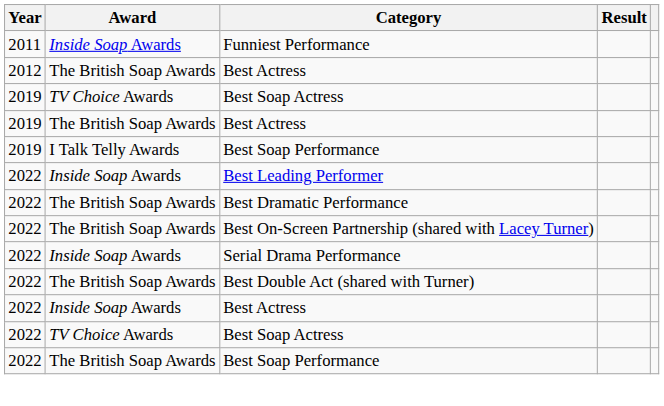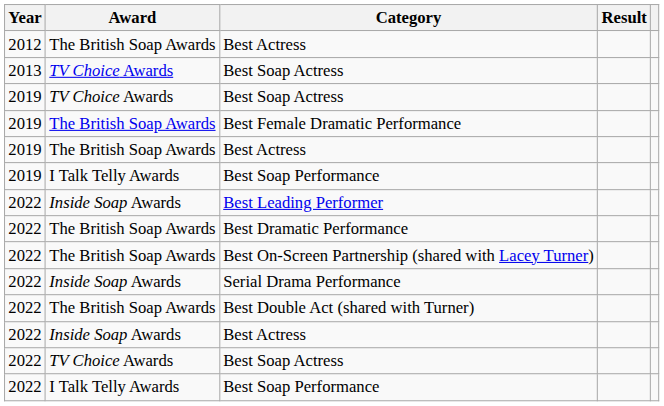- row: (25, 44)
+ row: (25, 70)
+ row: (25, 123)
(132, 360) The British Soap Awards -> (114, 387) I Talk Telly Awards
